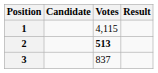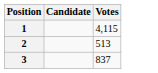- column: (137, 12)
(103, 44) bold -> (103, 44) normal
